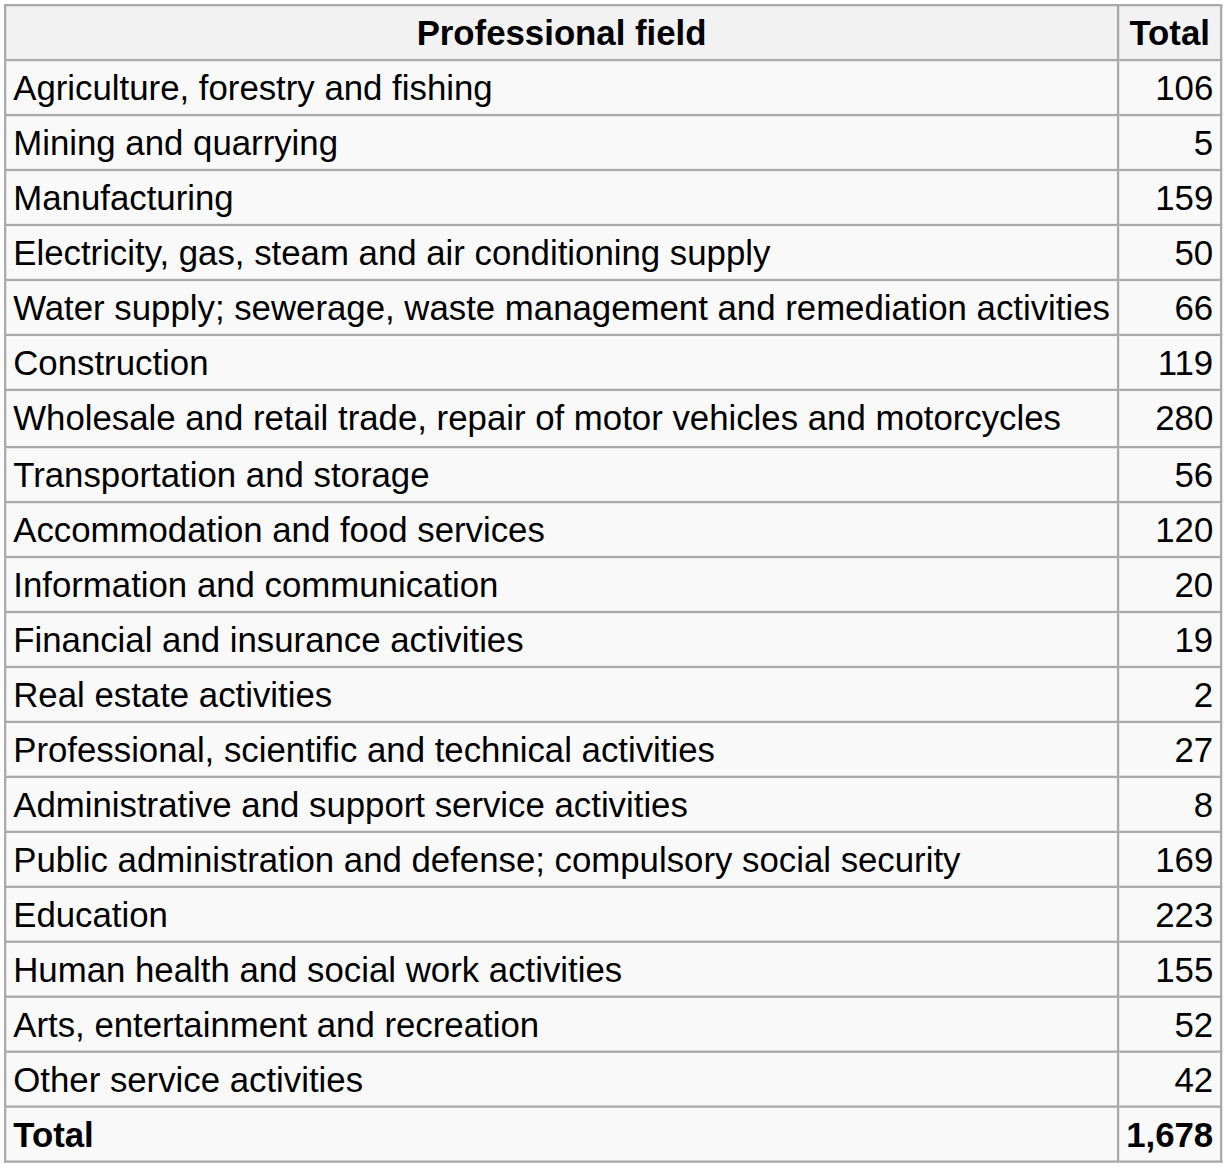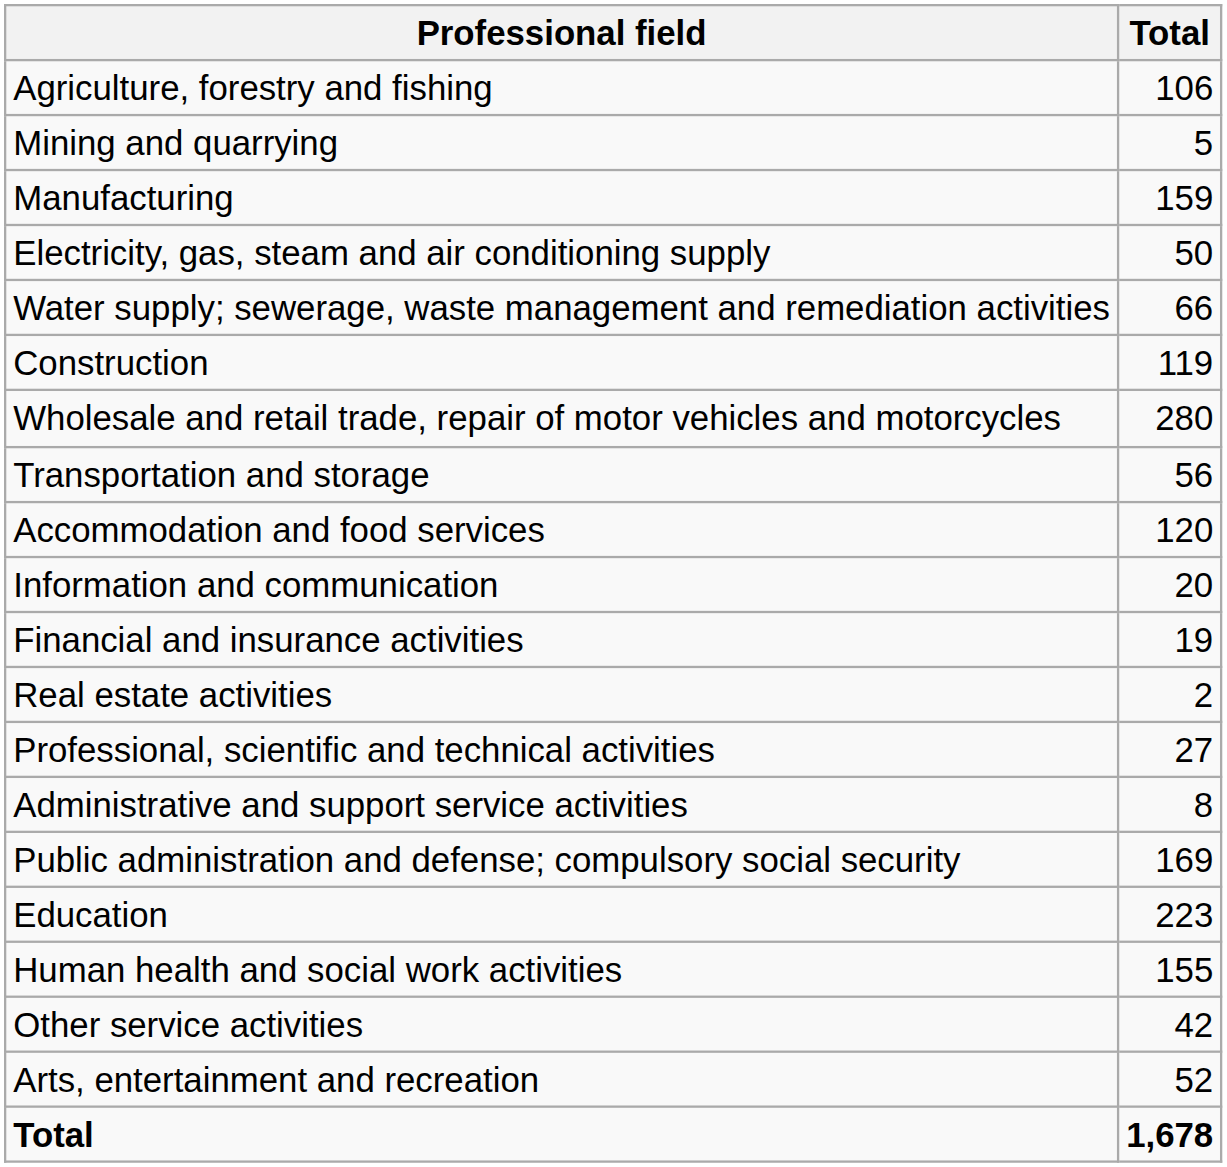rows swapped: (276, 1025) <-> (188, 1080)
